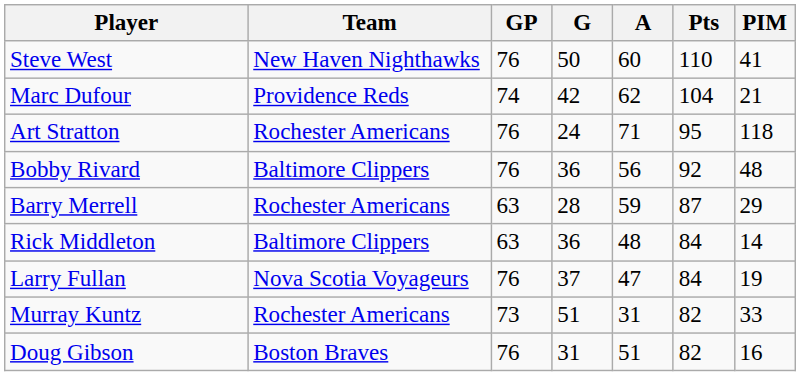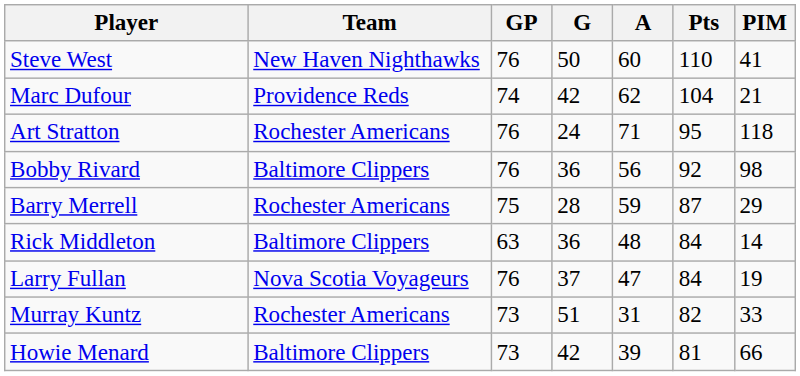(751, 168) 48 -> (751, 168) 98
(508, 205) 63 -> (508, 205) 75
- row: (72, 351)
+ row: (79, 351)
